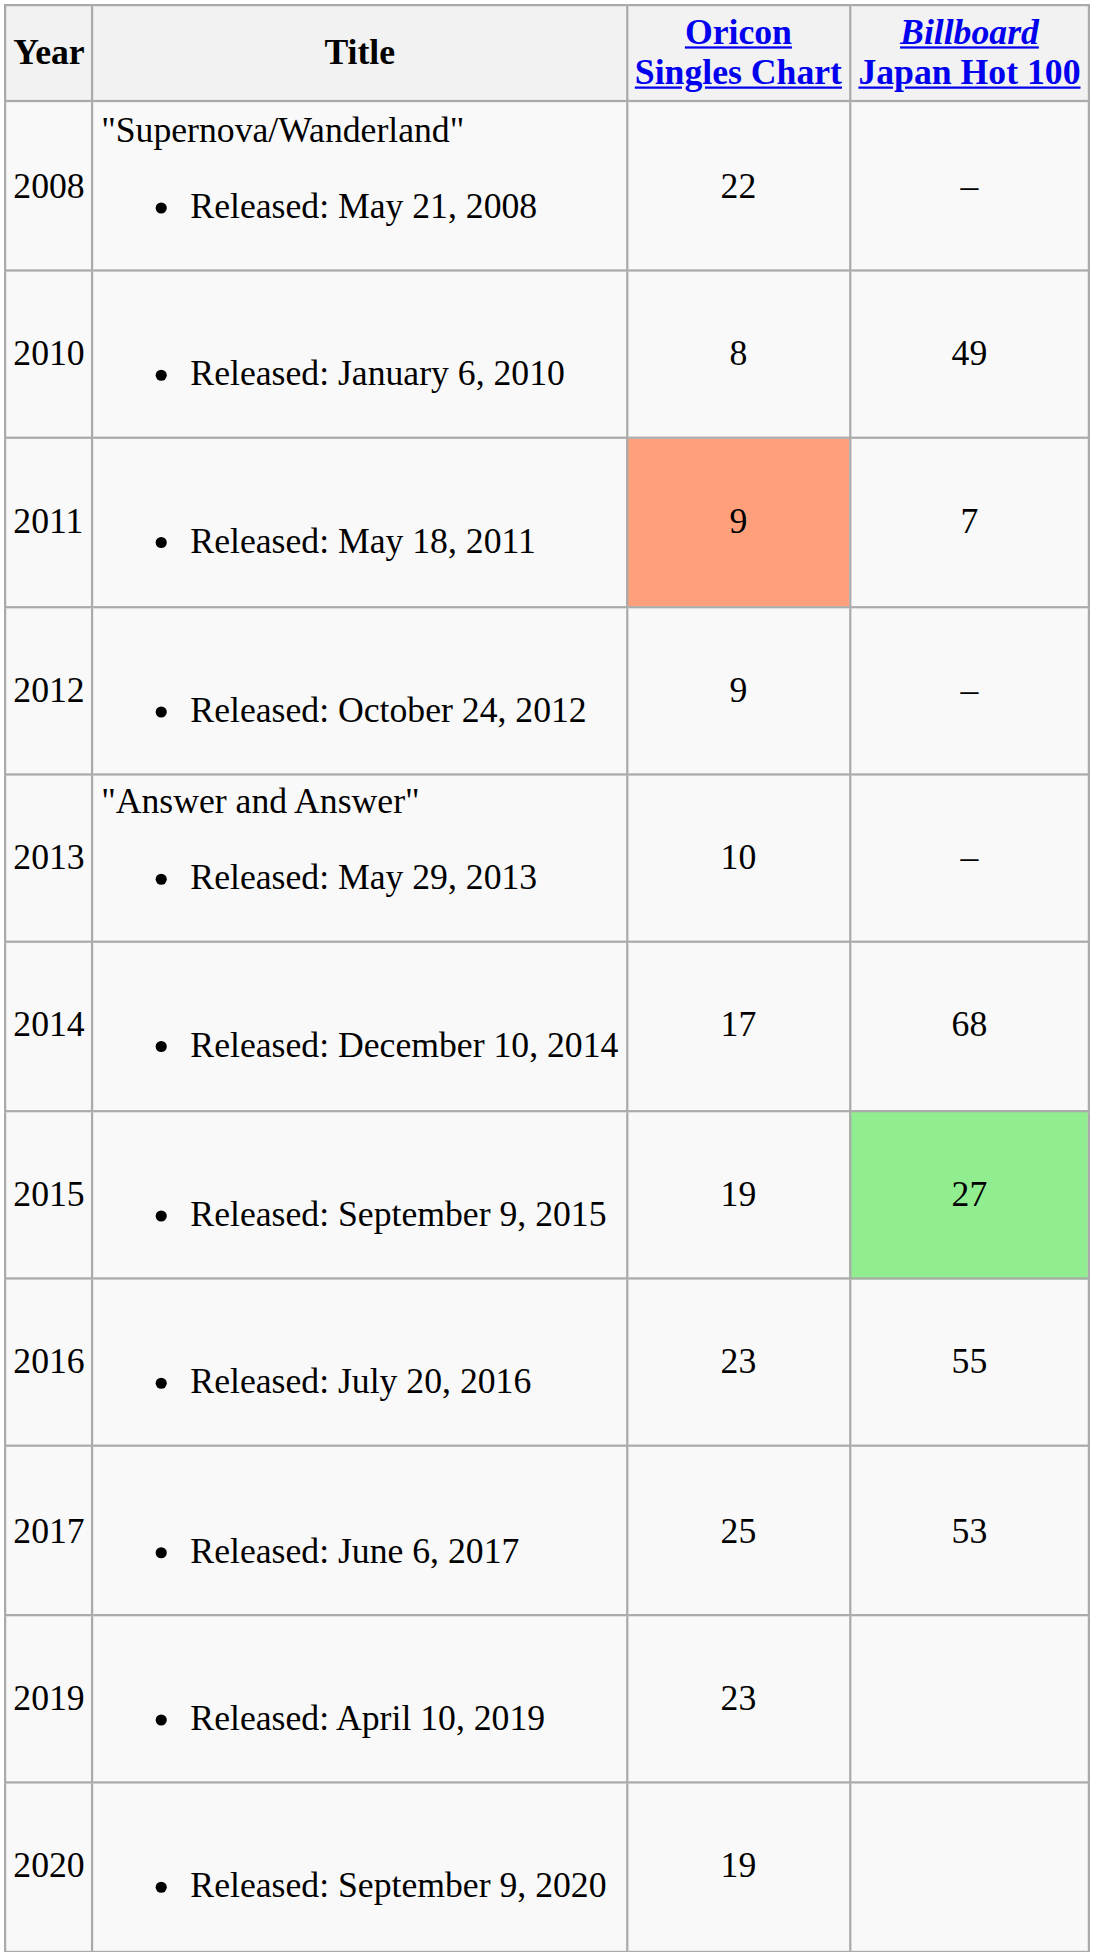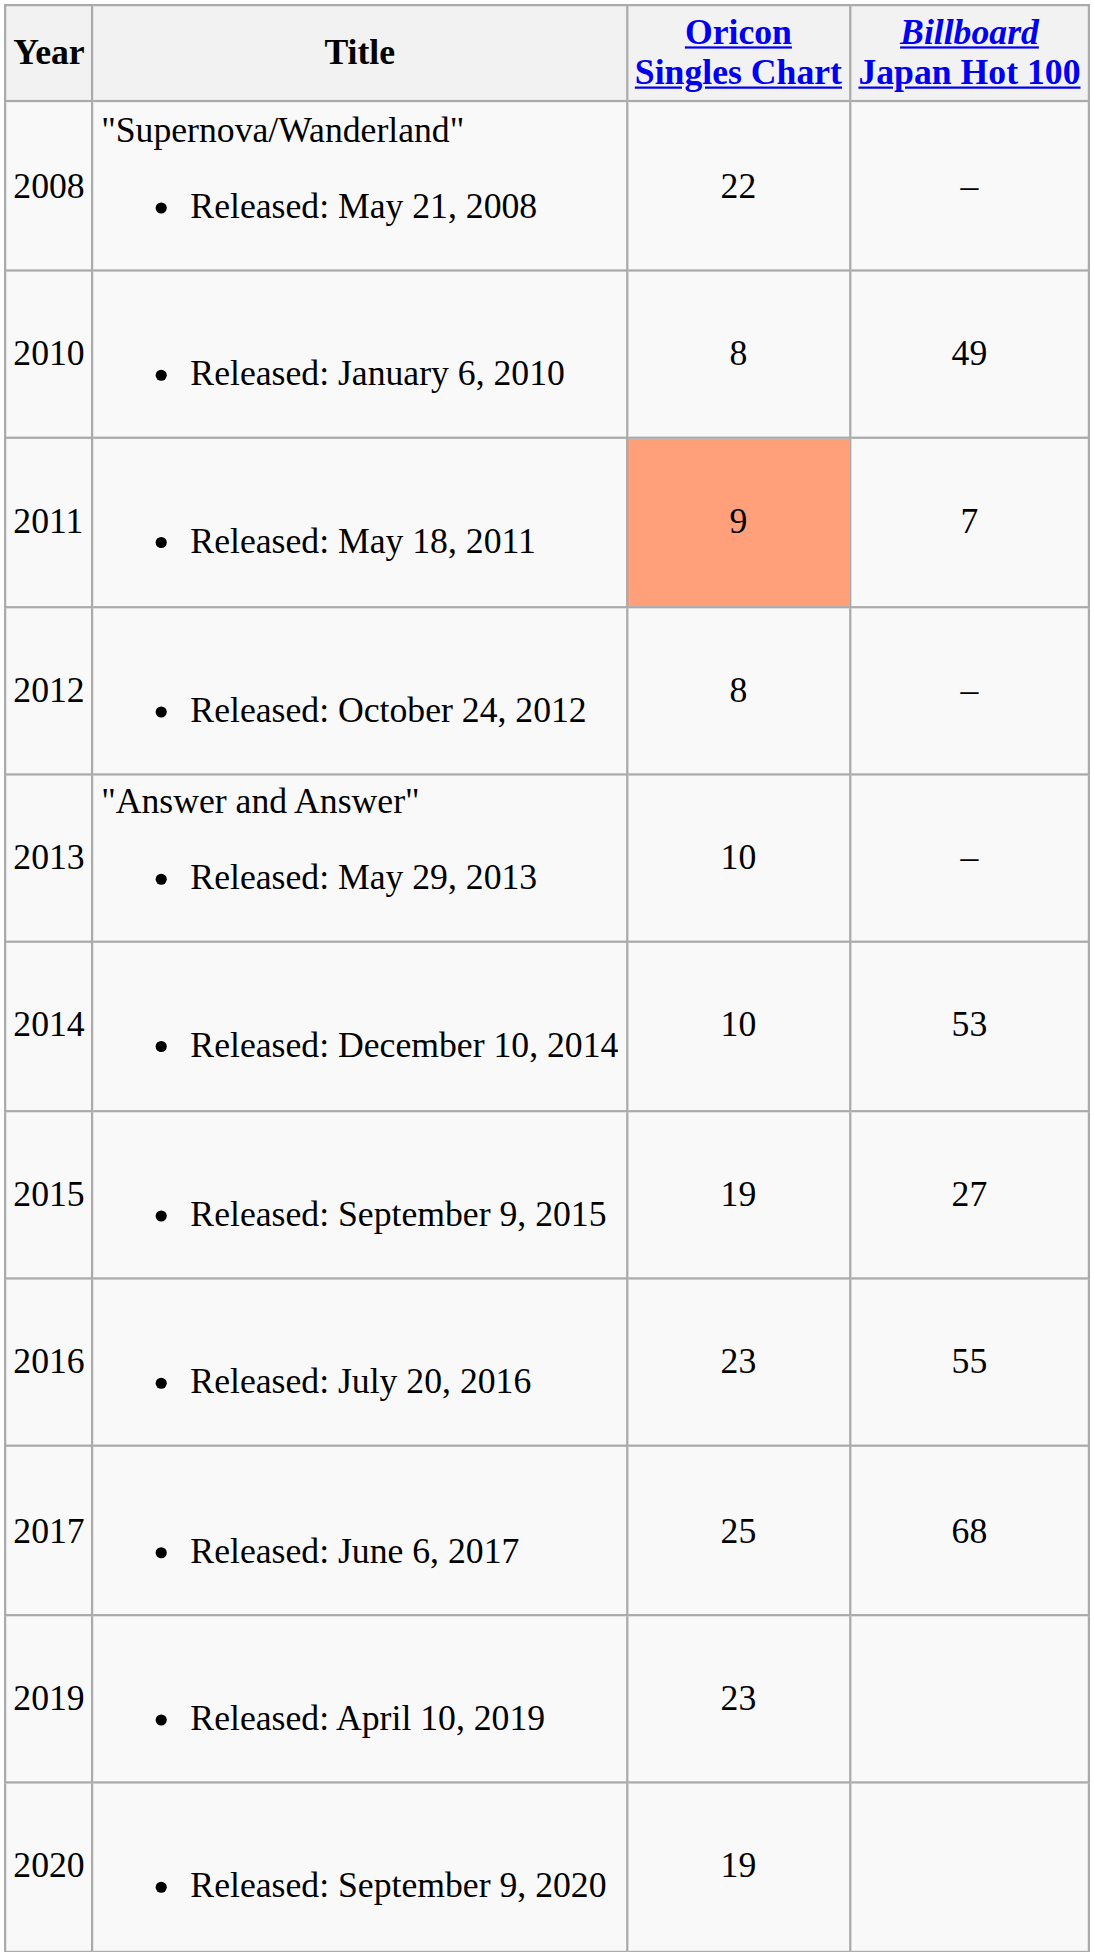(738, 689) 9 -> (738, 689) 8
(738, 1025) 17 -> (738, 1025) 10
(969, 1025) 68 -> (969, 1025) 53
(969, 1193) lightgreen background -> (969, 1193) no background
(969, 1529) 53 -> (969, 1529) 68
